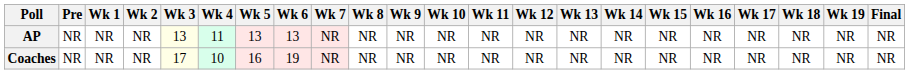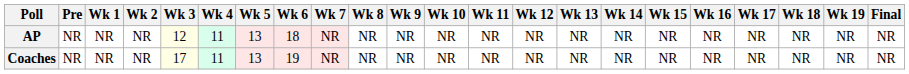(180, 36) 13 -> (180, 36) 12
(292, 36) 13 -> (292, 36) 18
(217, 58) 10 -> (217, 58) 11
(255, 58) 16 -> (255, 58) 13
